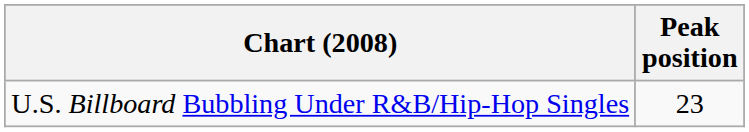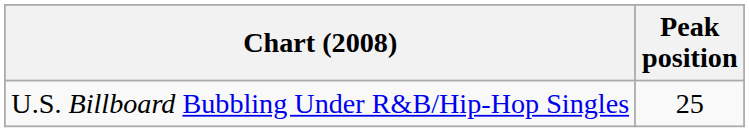(690, 103) 23 -> (690, 103) 25
